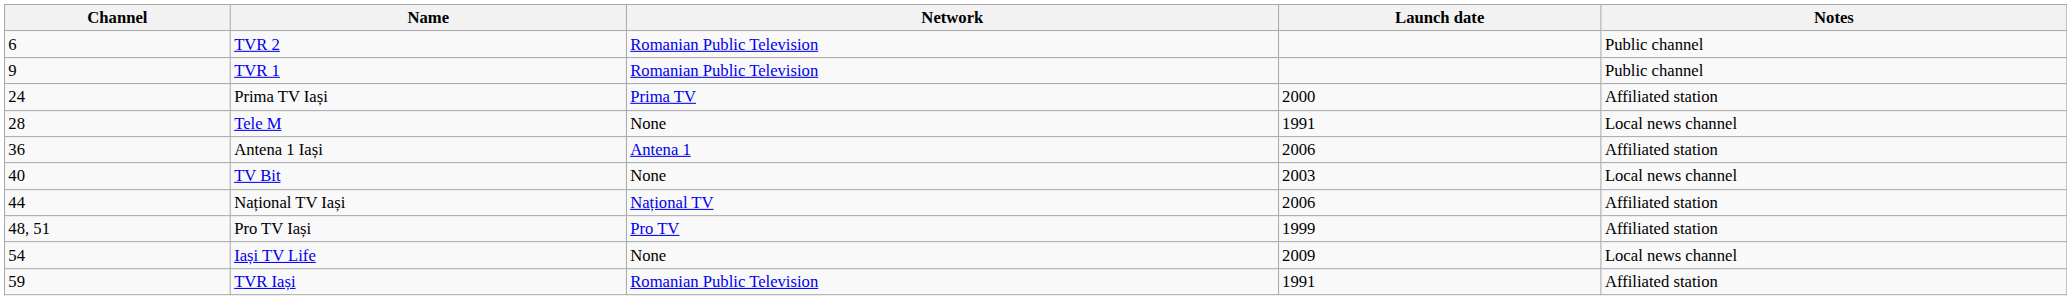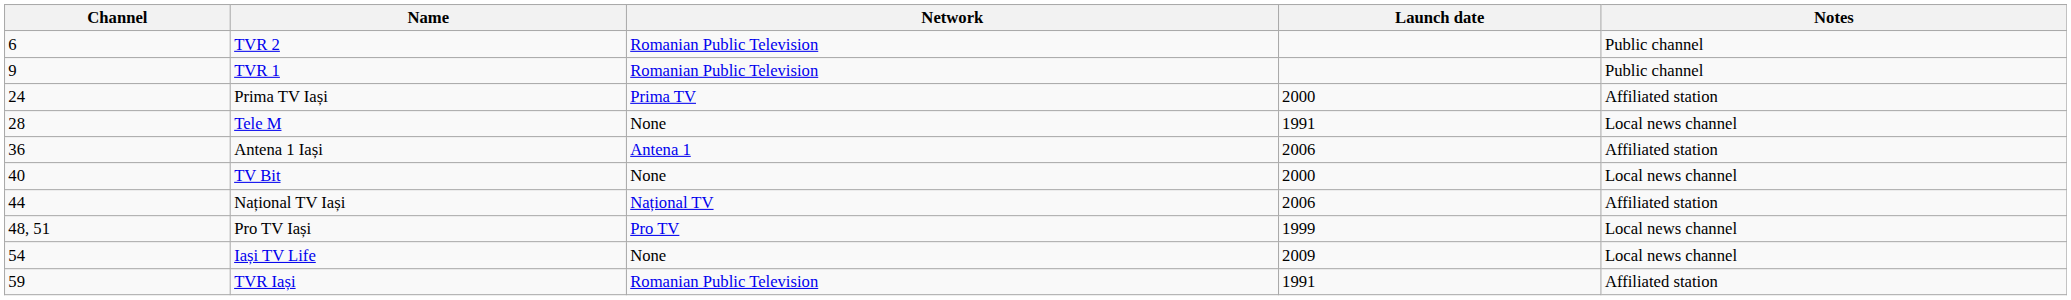(1299, 176) 2003 -> (1299, 176) 2000
(1661, 228) Affiliated station -> (1671, 228) Local news channel
